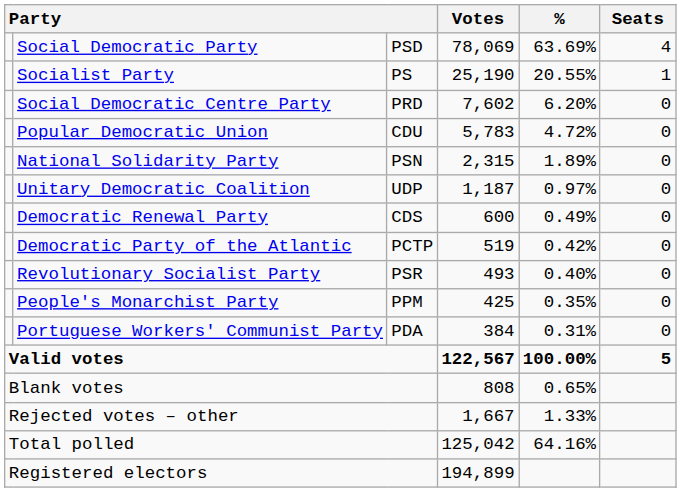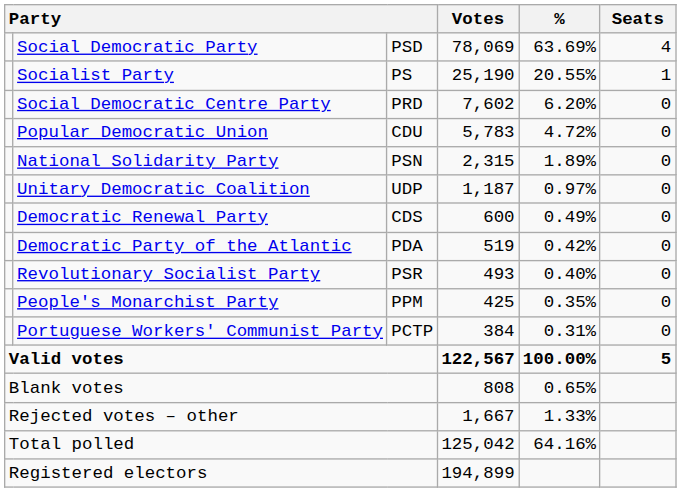(412, 246) PCTP -> (407, 246) PDA
(407, 331) PDA -> (412, 331) PCTP
